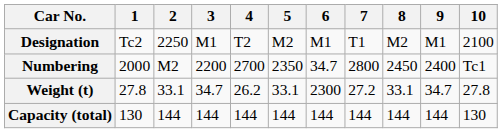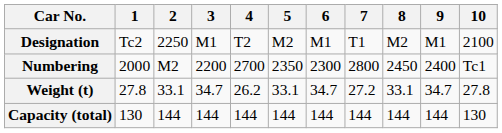(324, 66) 34.7 -> (326, 66) 2300
(326, 90) 2300 -> (324, 90) 34.7
